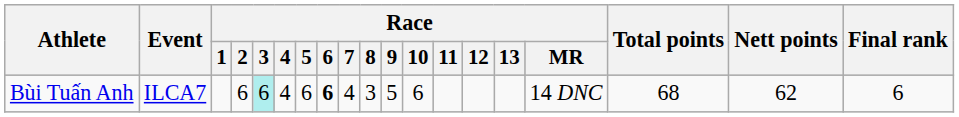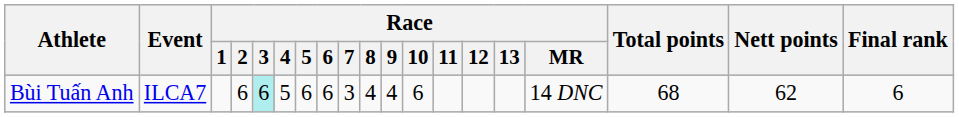(285, 93) 4 -> (285, 93) 5
(328, 93) bold -> (328, 93) normal
(349, 93) 4 -> (349, 93) 3
(371, 93) 3 -> (371, 93) 4
(392, 93) 5 -> (392, 93) 4
